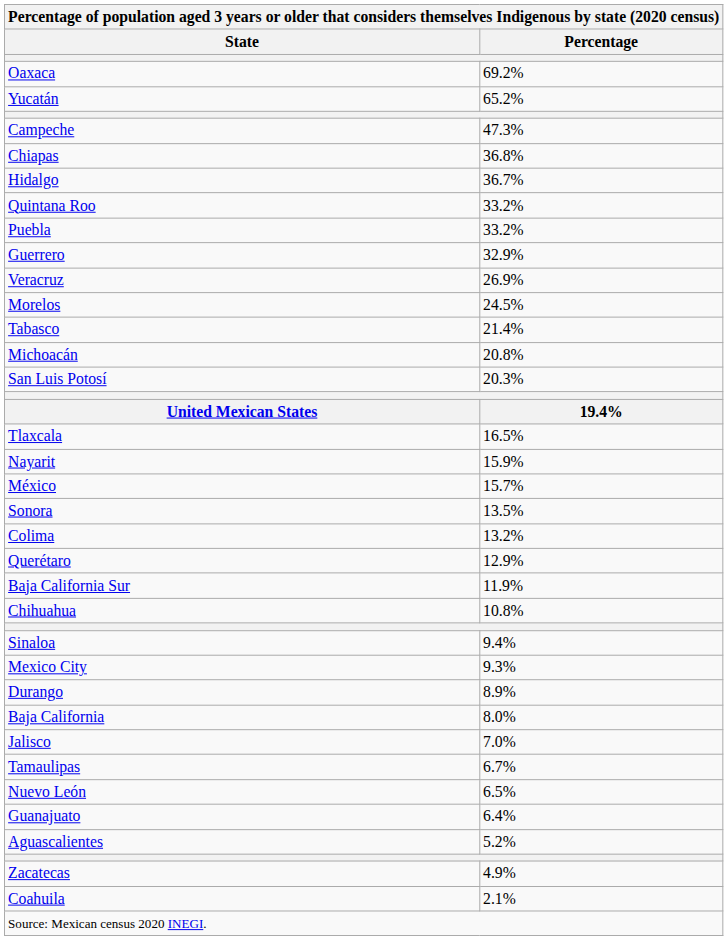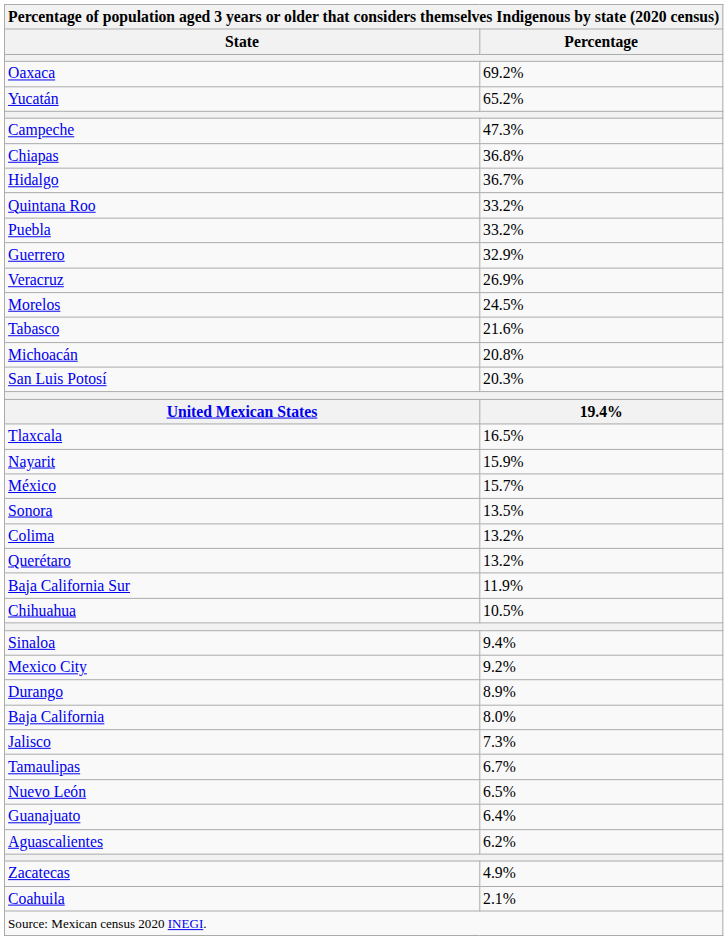(503, 329) 21.4% -> (503, 329) 21.6%
(503, 560) 12.9% -> (503, 560) 13.2%
(503, 610) 10.8% -> (503, 610) 10.5%
(499, 667) 9.3% -> (499, 667) 9.2%
(499, 742) 7.0% -> (499, 742) 7.3%
(499, 841) 5.2% -> (499, 841) 6.2%
